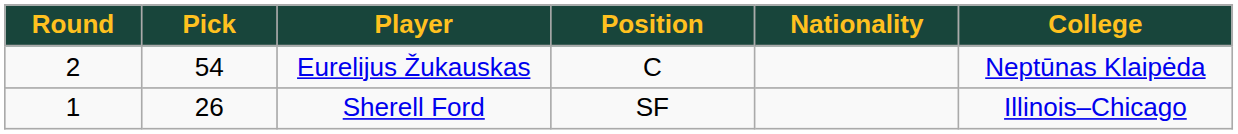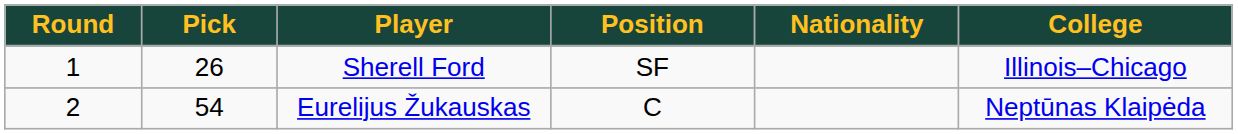rows swapped: (414, 107) <-> (414, 66)
